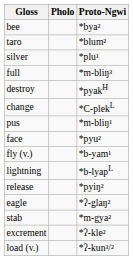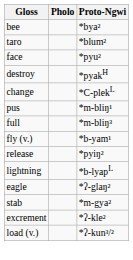- row: (17, 57)
rows swapped: (15, 139) <-> (13, 73)
rows swapped: (24, 170) <-> (20, 187)
